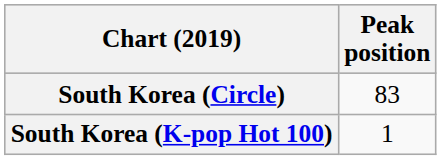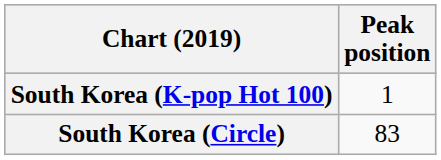rows swapped: (172, 93) <-> (172, 133)
